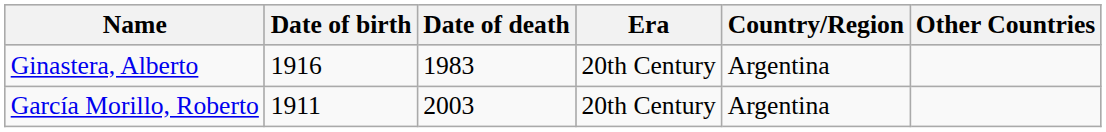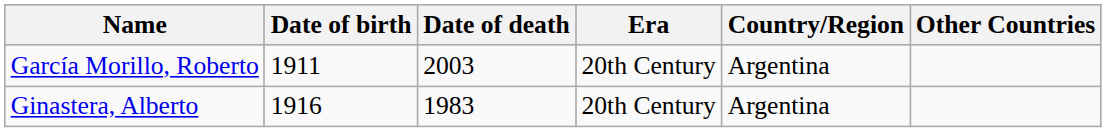rows swapped: (135, 106) <-> (105, 65)
